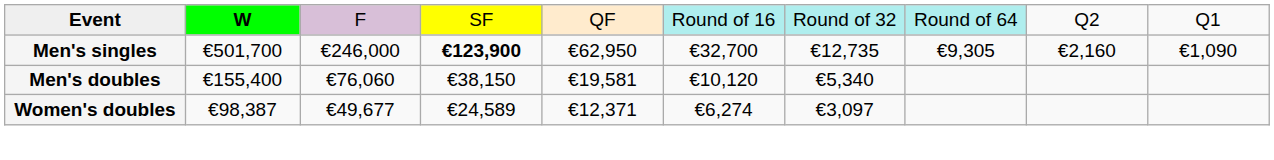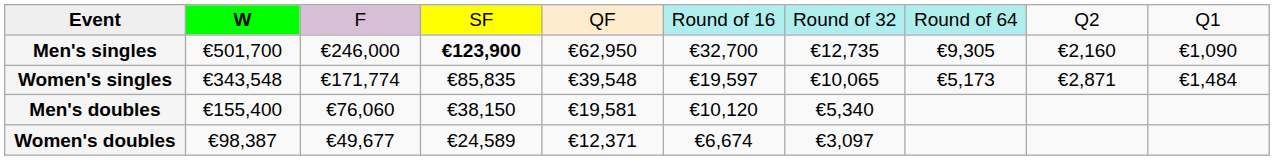+ row: (95, 80)
(724, 110) €6,274 -> (724, 140) €6,674
